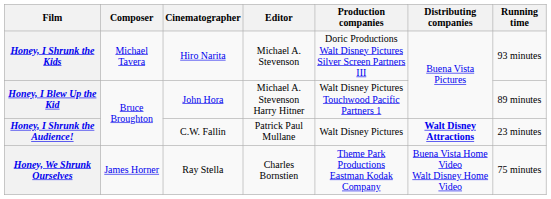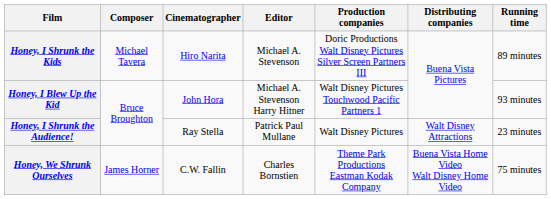(519, 55) 93 minutes -> (519, 55) 89 minutes
(519, 99) 89 minutes -> (519, 99) 93 minutes
(203, 132) C.W. Fallin -> (203, 132) Ray Stella
(450, 132) bold -> (450, 132) normal
(203, 170) Ray Stella -> (203, 170) C.W. Fallin
